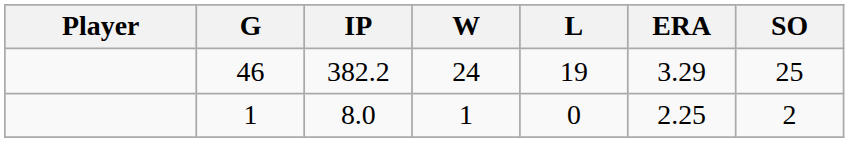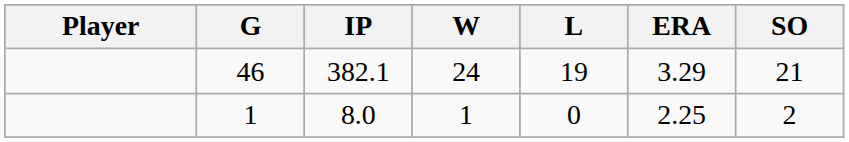(358, 70) 382.2 -> (358, 70) 382.1
(790, 70) 25 -> (790, 70) 21
